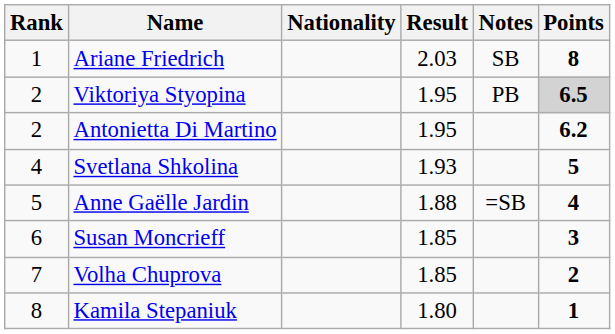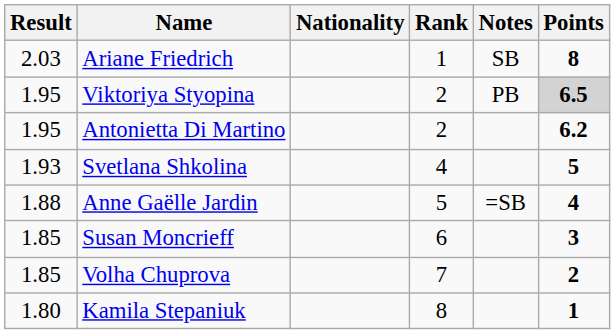columns swapped: (36, 22) <-> (437, 22)
